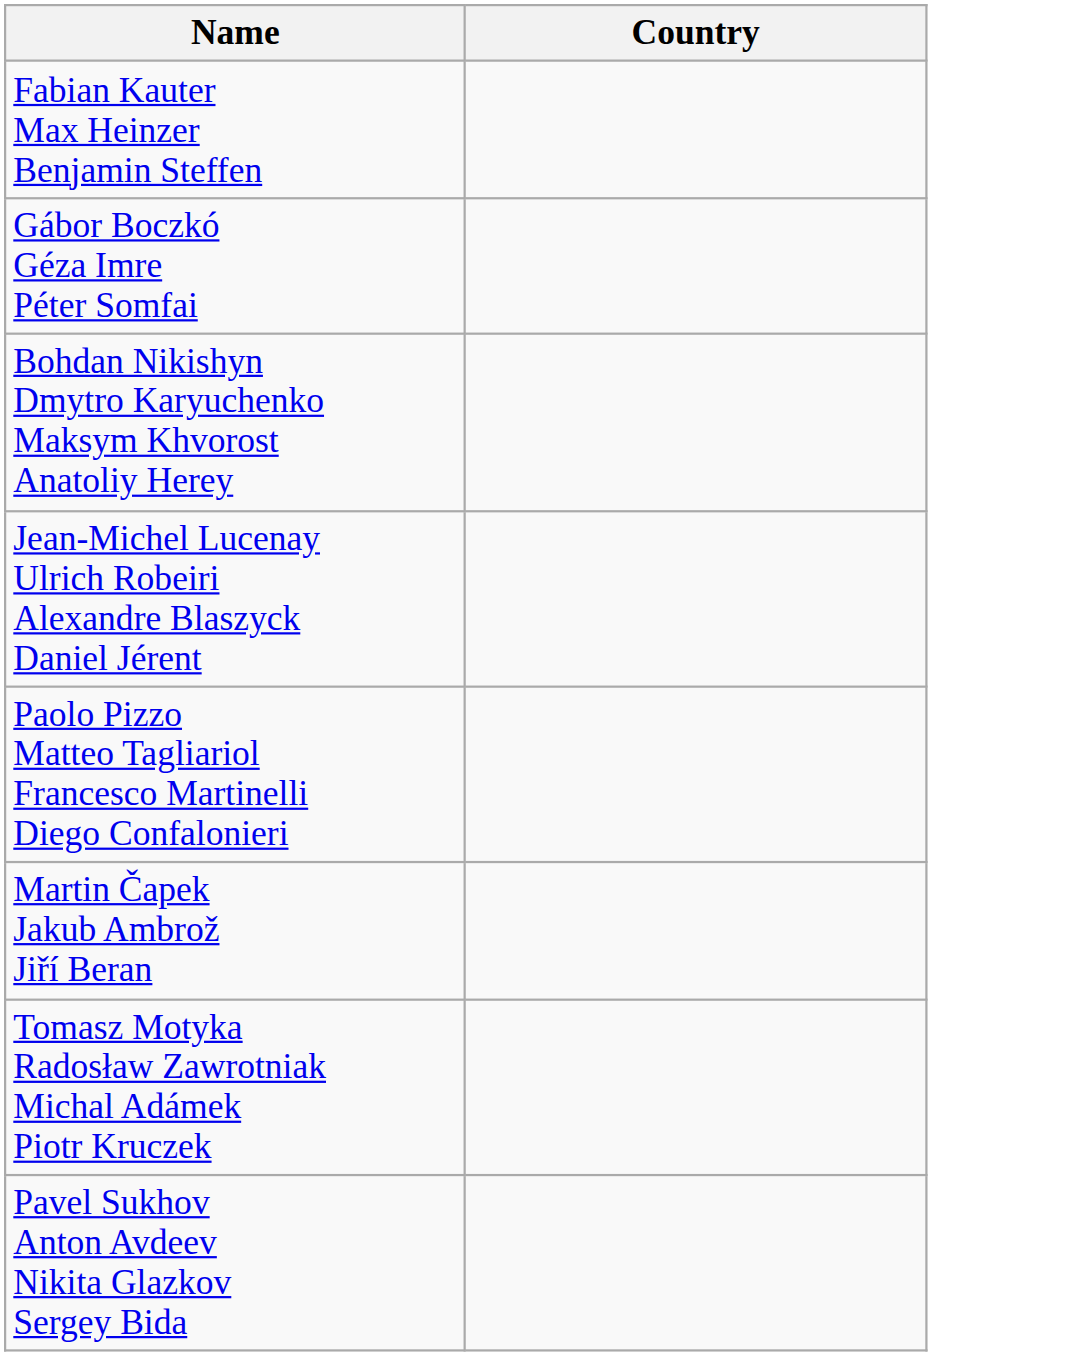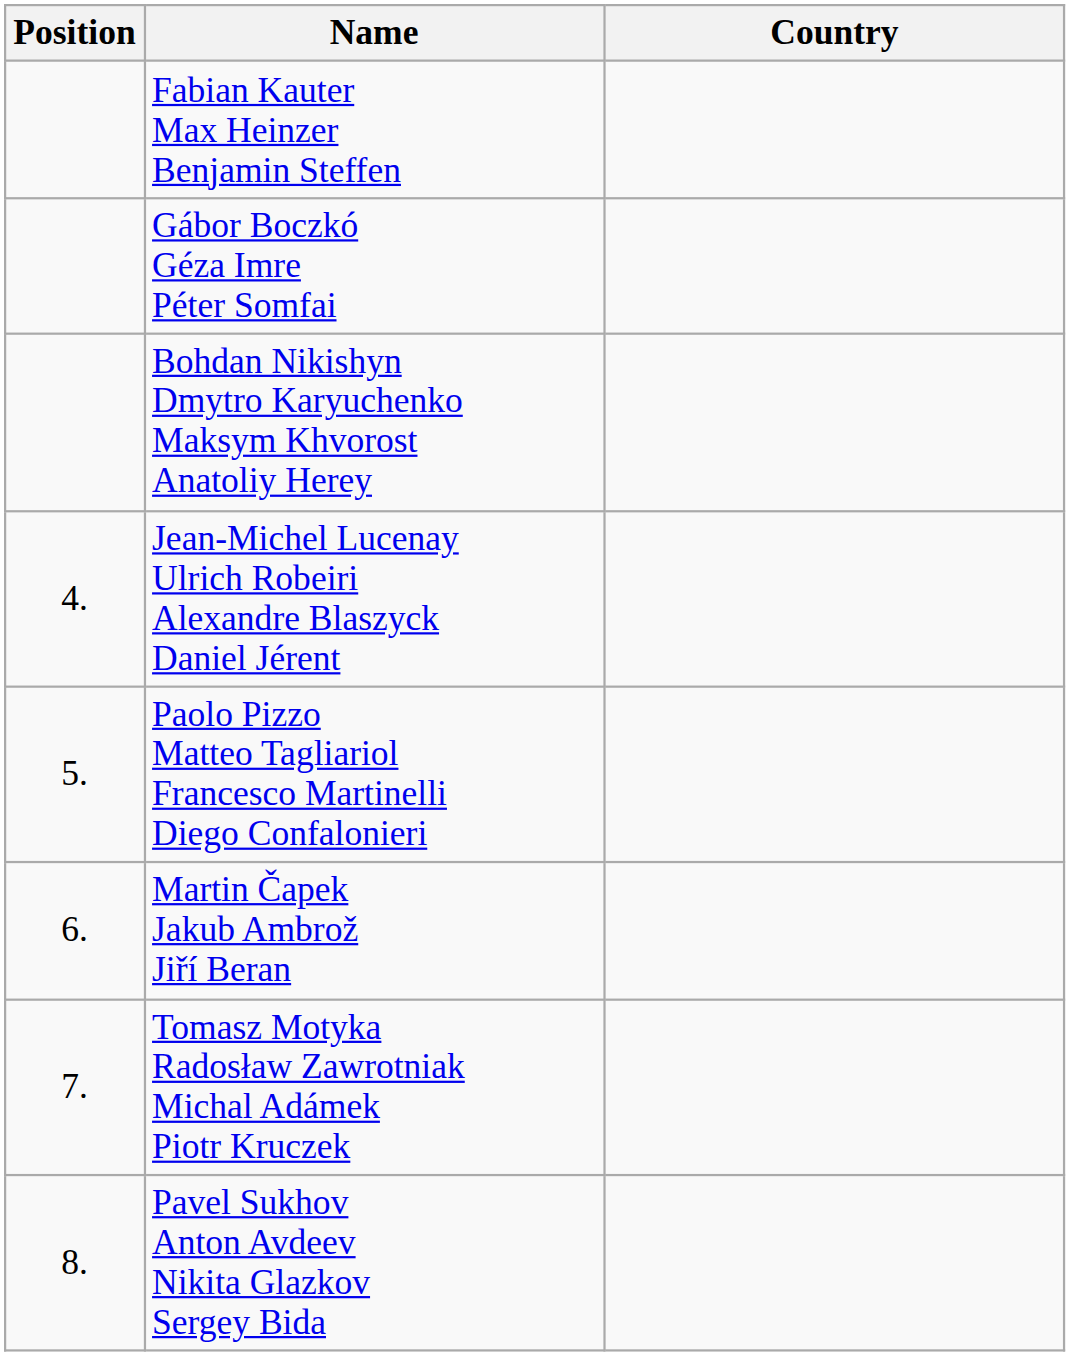+ column: (74, 32)
